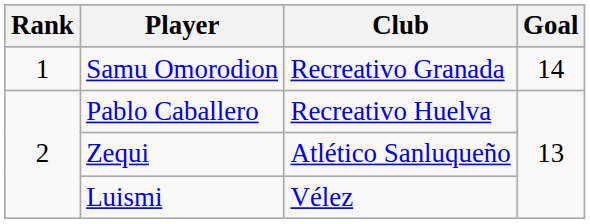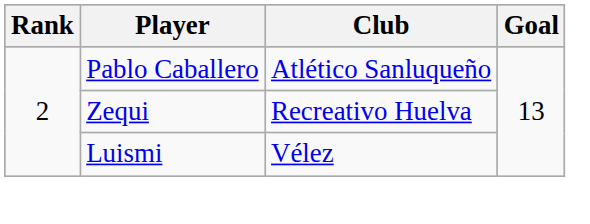- row: (182, 68)
(391, 111) Recreativo Huelva -> (381, 68) Atlético Sanluqueño
(401, 153) Atlético Sanluqueño -> (371, 111) Recreativo Huelva
